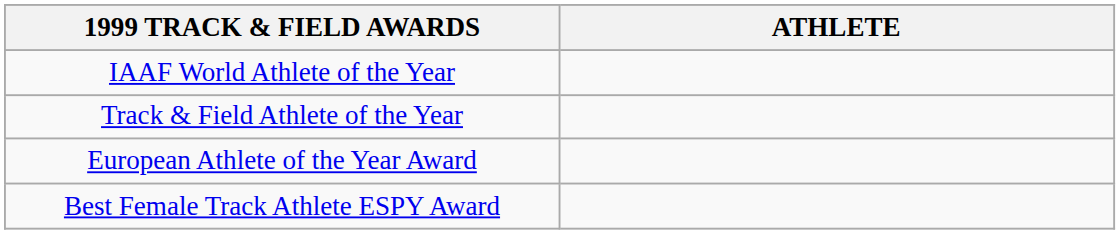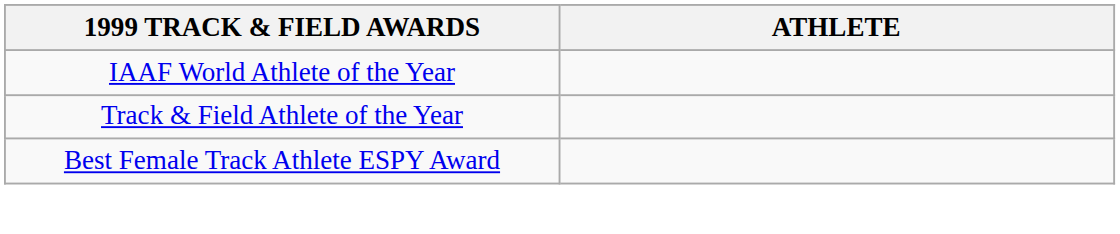- row: (282, 161)
